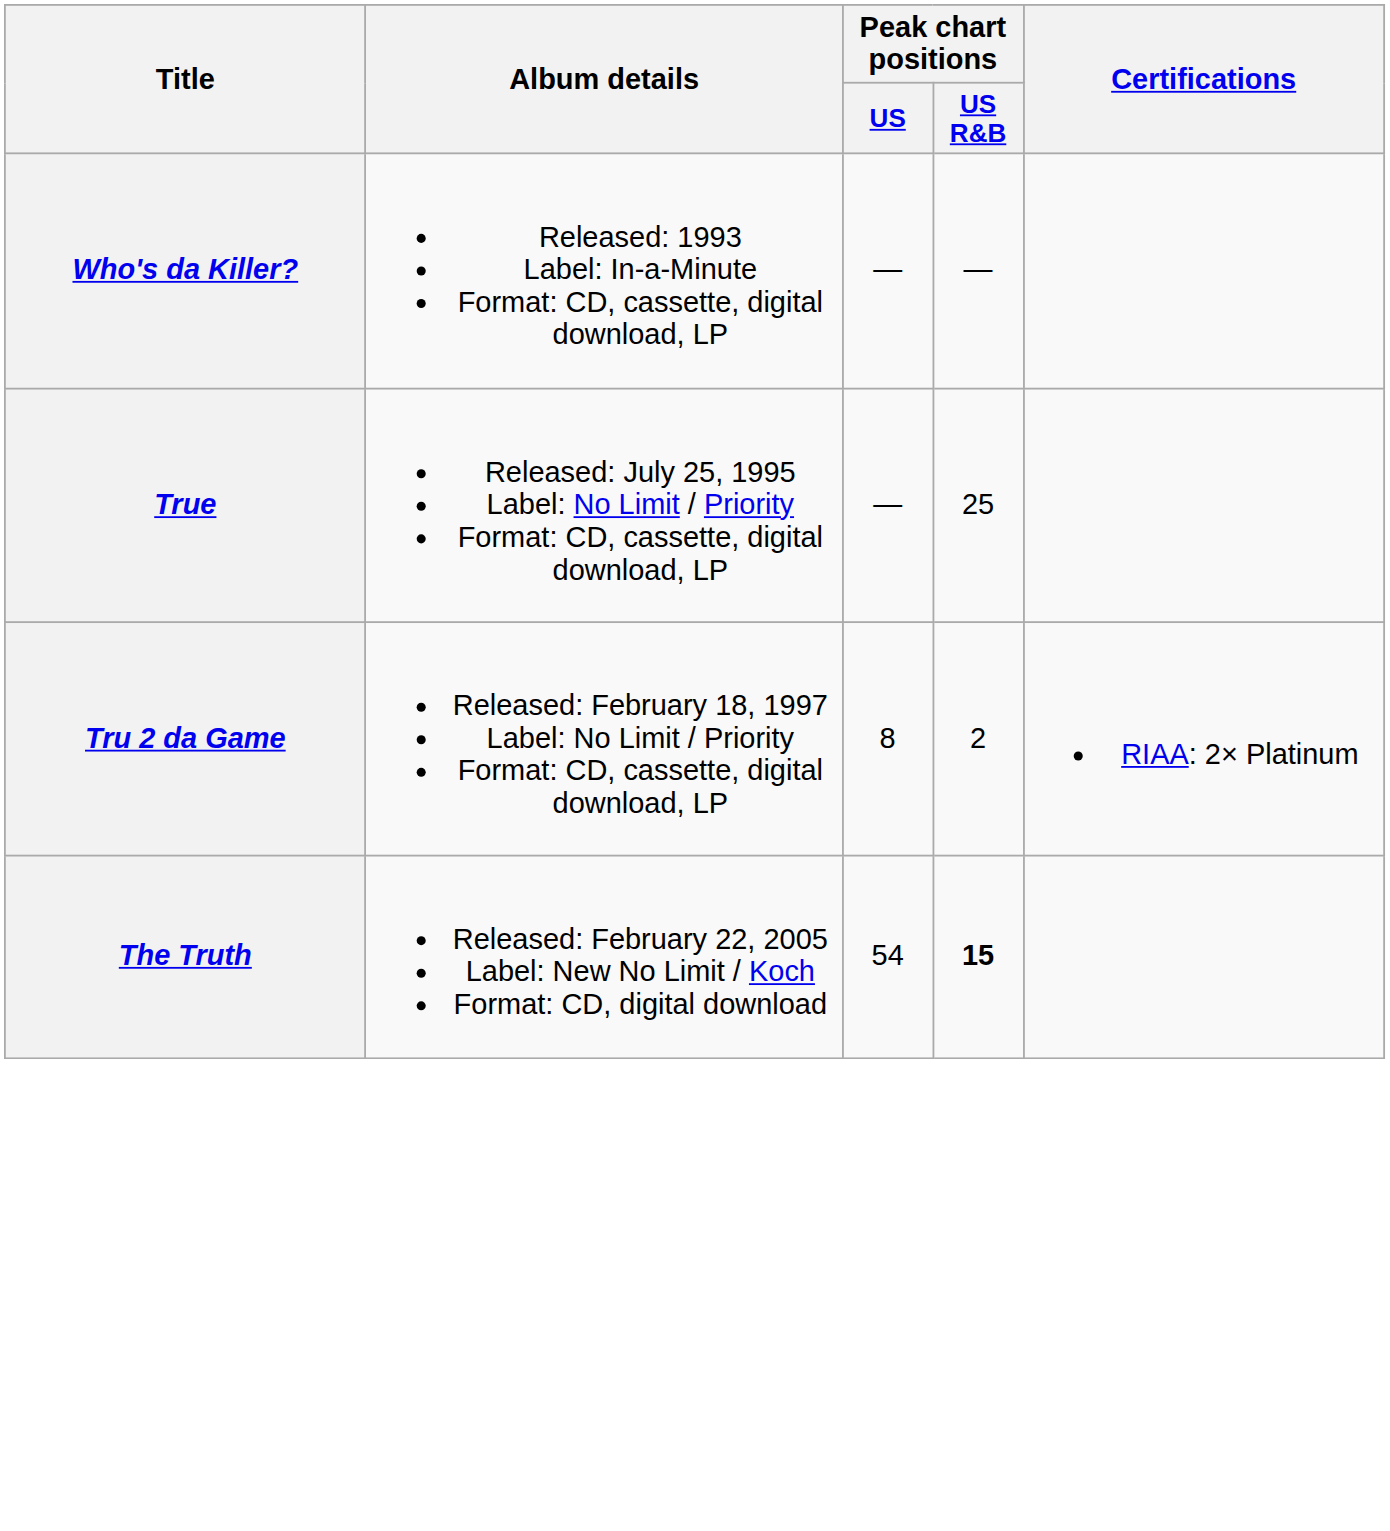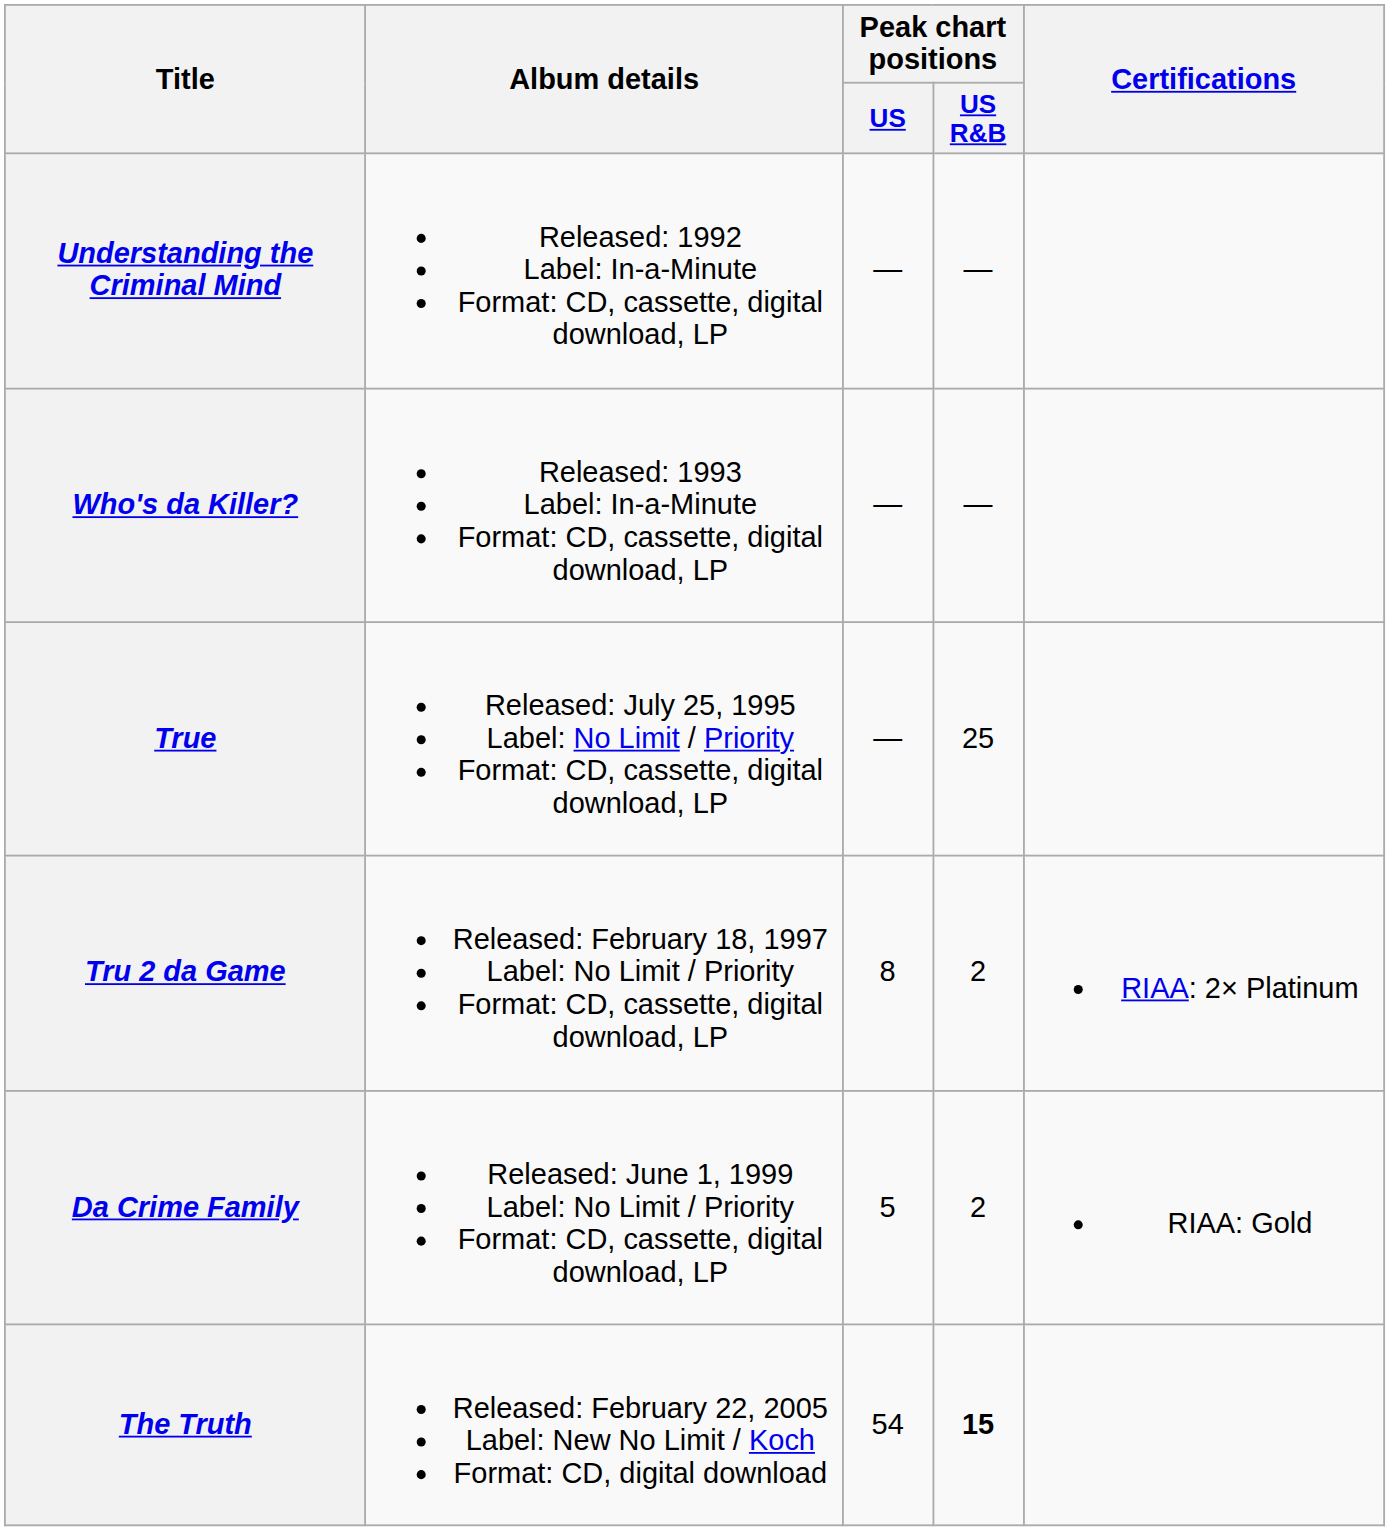+ row: (185, 270)
+ row: (185, 1206)
